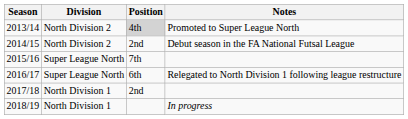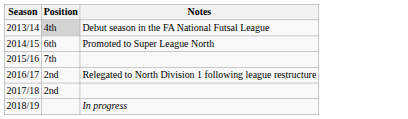- column: (84, 12)
(233, 28) Promoted to Super League North -> (176, 28) Debut season in the FA National Futsal League
(136, 43) 2nd -> (50, 43) 6th
(261, 43) Debut season in the FA National Futsal League -> (148, 43) Promoted to Super League North
(135, 75) 6th -> (51, 75) 2nd
